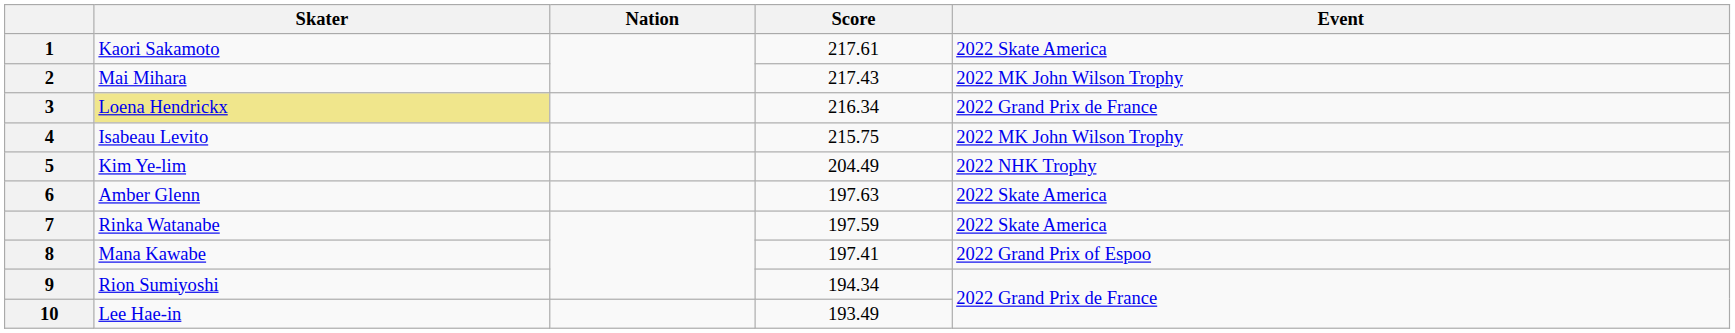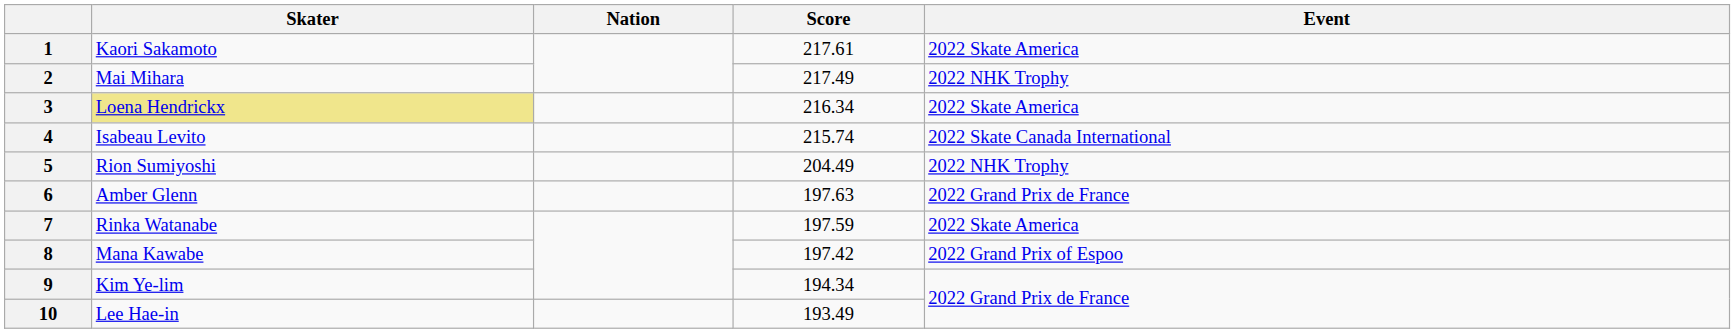(854, 78) 217.43 -> (828, 78) 217.49
(1070, 78) 2022 MK John Wilson Trophy -> (998, 78) 2022 NHK Trophy
(1057, 107) 2022 Grand Prix de France -> (1003, 107) 2022 Skate America
(854, 136) 215.75 -> (828, 136) 215.74
(1070, 136) 2022 MK John Wilson Trophy -> (1050, 136) 2022 Skate Canada International
(142, 166) Kim Ye-lim -> (156, 166) Rion Sumiyoshi
(1031, 195) 2022 Skate America -> (1029, 195) 2022 Grand Prix de France
(854, 254) 197.41 -> (828, 254) 197.42
(158, 284) Rion Sumiyoshi -> (140, 284) Kim Ye-lim
